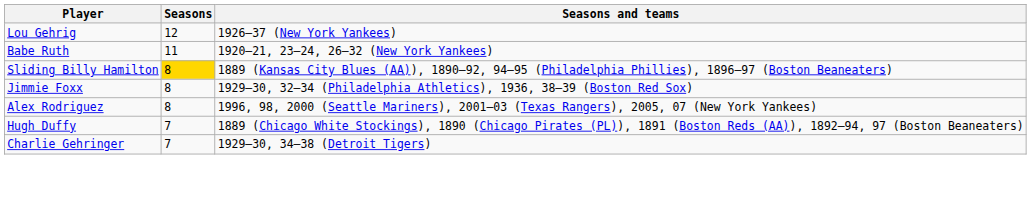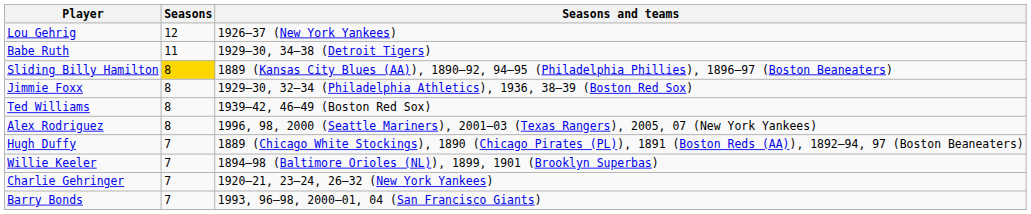(356, 51) 1920–21, 23–24, 26–32 (New York Yankees) -> (325, 51) 1929–30, 34–38 (Detroit Tigers)
+ row: (48, 107)
+ row: (52, 163)
(325, 144) 1929–30, 34–38 (Detroit Tigers) -> (356, 182) 1920–21, 23–24, 26–32 (New York Yankees)
+ row: (45, 200)
